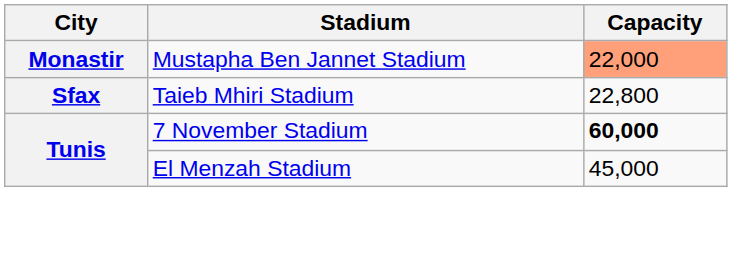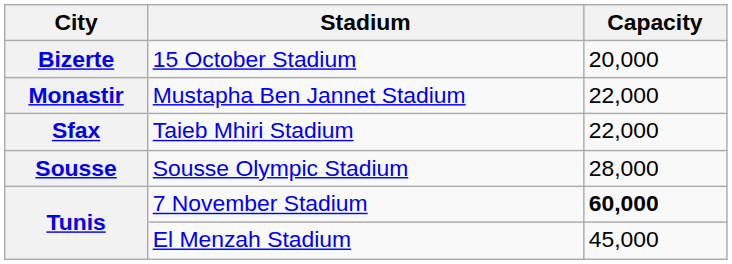+ row: (254, 58)
(624, 58) lightsalmon background -> (624, 95) no background
(624, 95) 22,800 -> (624, 131) 22,000
+ row: (281, 167)
